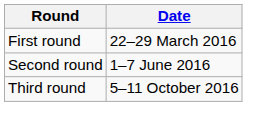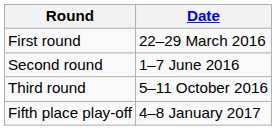+ row: (70, 112)
